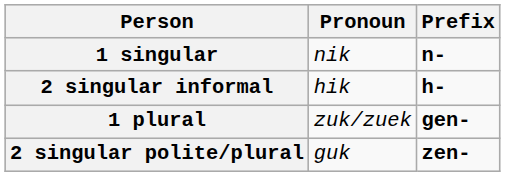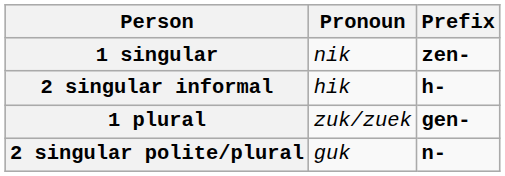(434, 55) n- -> (446, 55) zen-
(446, 154) zen- -> (434, 154) n-
